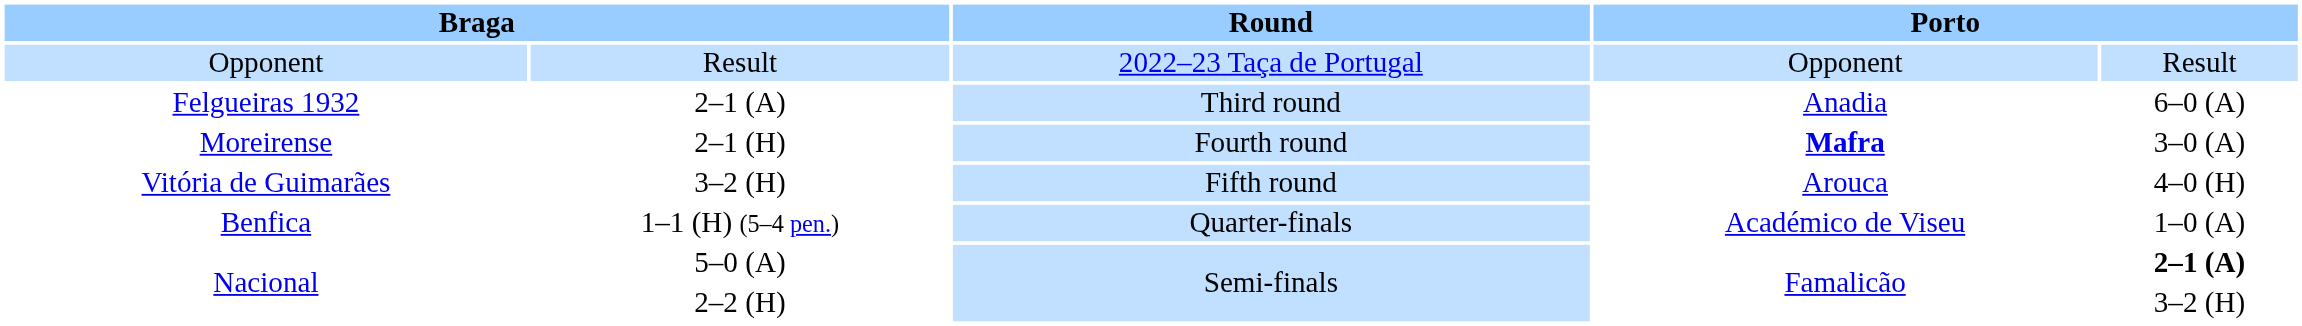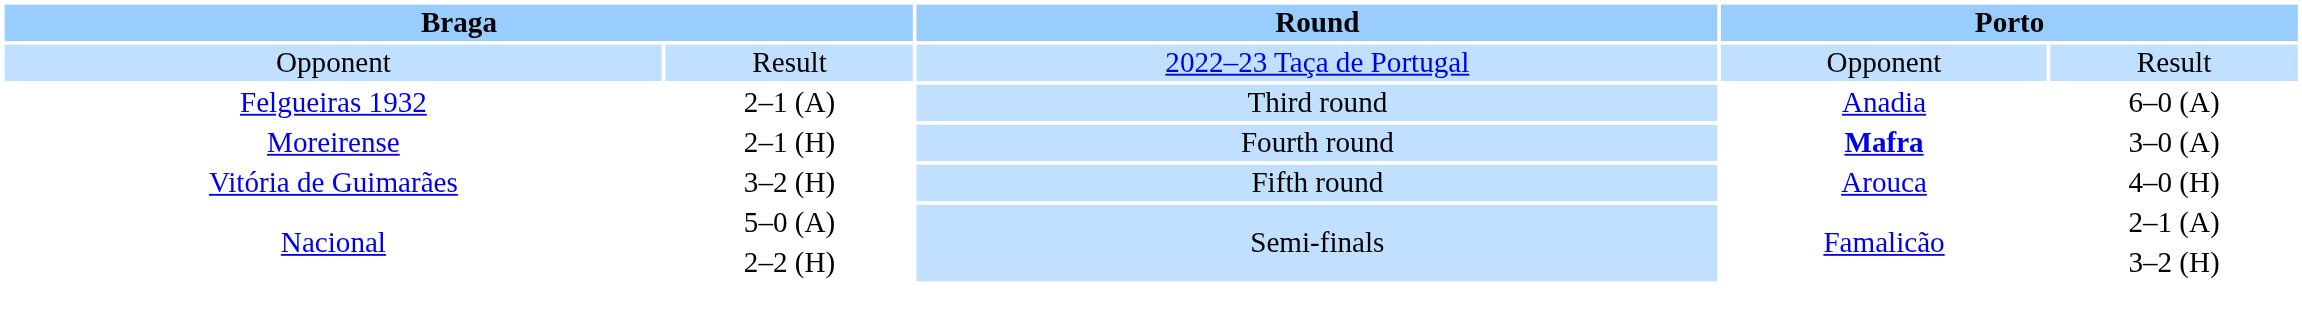- row: (740, 222)
(2199, 262) bold -> (2174, 222) normal
